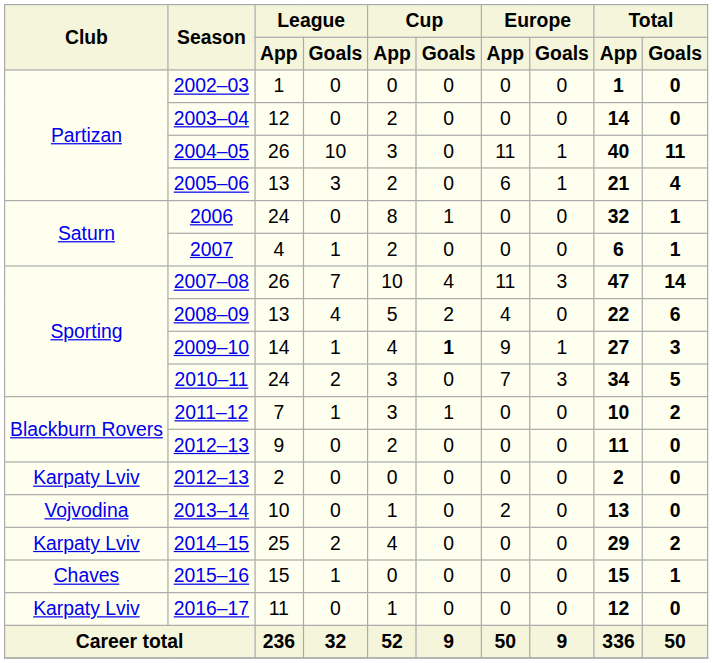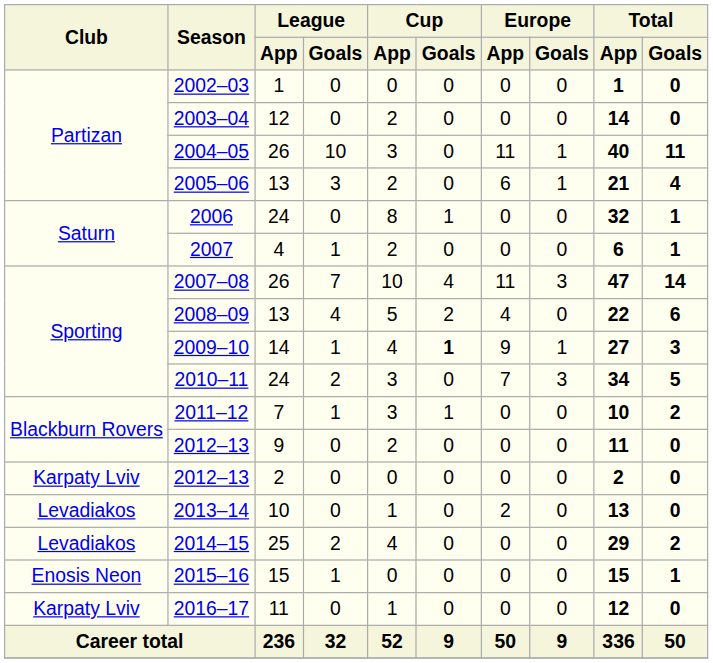(86, 510) Vojvodina -> (86, 510) Levadiakos
(86, 543) Karpaty Lviv -> (86, 543) Levadiakos
(86, 576) Chaves -> (86, 576) Enosis Neon
